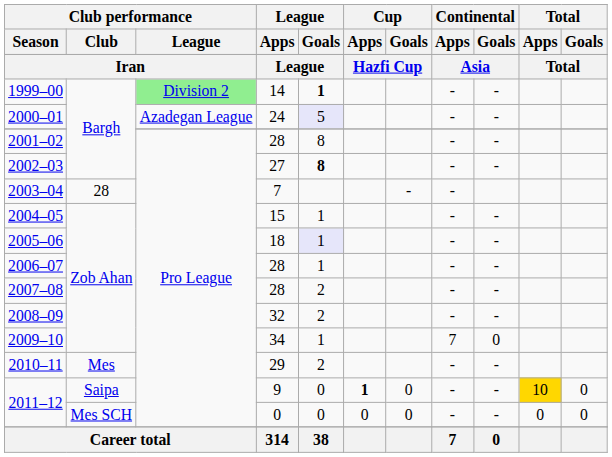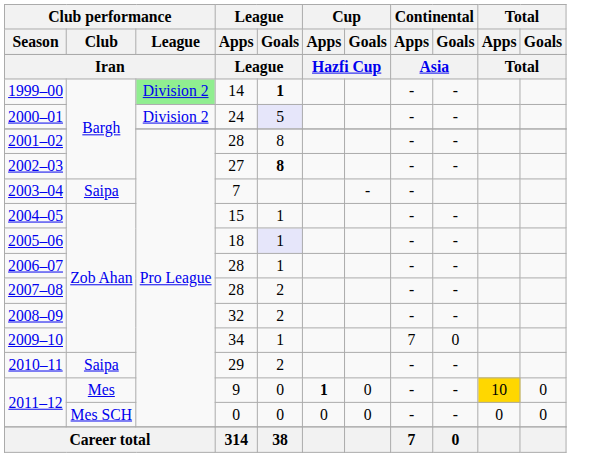(196, 116) Azadegan League -> (176, 116) Division 2
(101, 191) 28 -> (101, 191) Saipa
(101, 365) Mes -> (101, 365) Saipa
(101, 389) Saipa -> (101, 389) Mes
